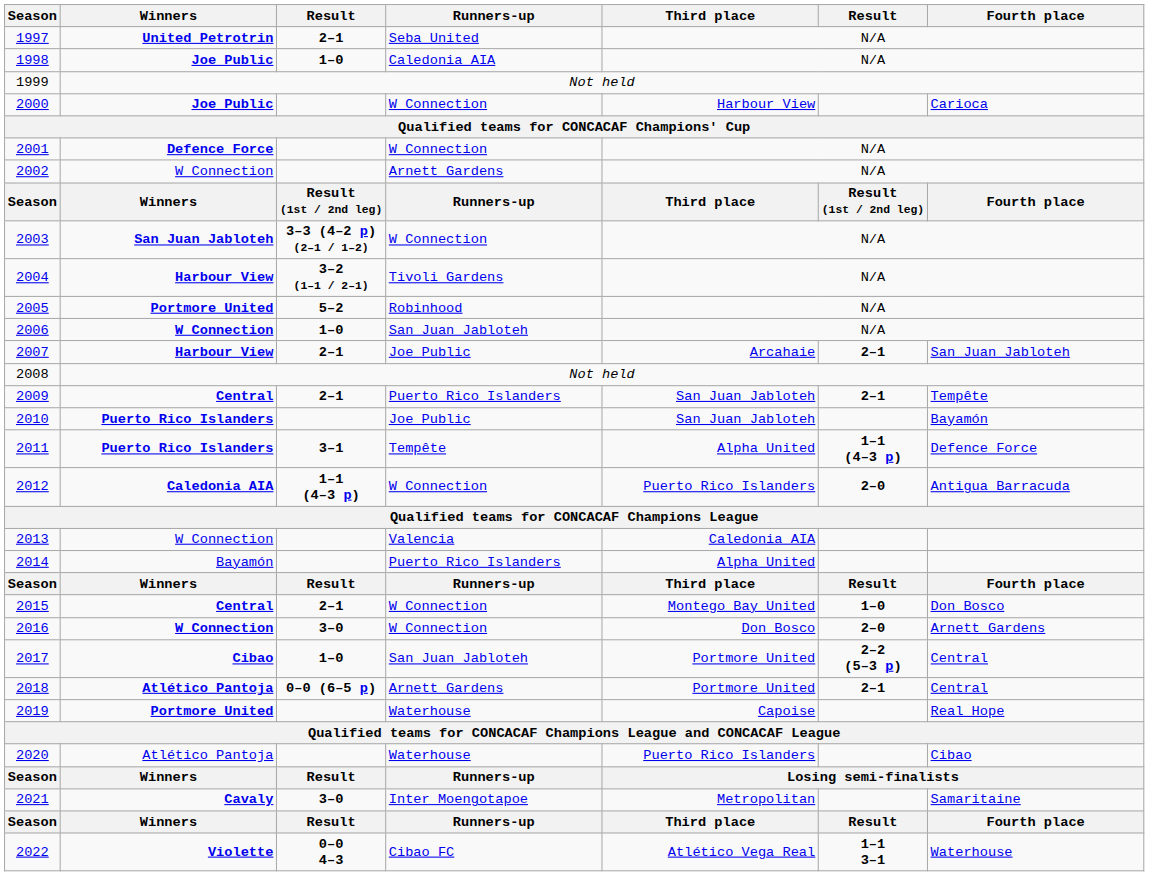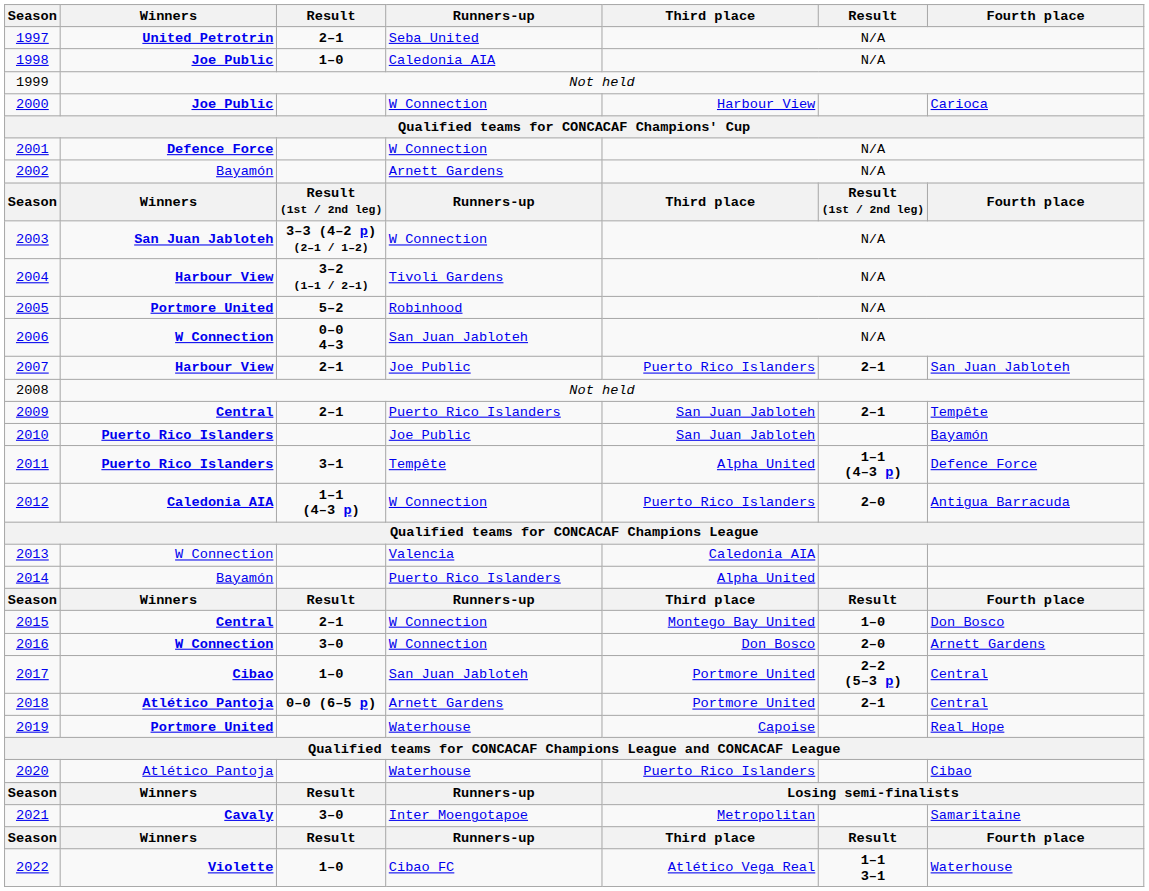(224, 171) W Connection -> (245, 171) Bayamón
(331, 330) 1–0 -> (331, 338) 0–0 4–3
(783, 352) Arcahaie -> (729, 368) Puerto Rico Islanders
(331, 852) 0–0 4–3 -> (331, 868) 1–0
